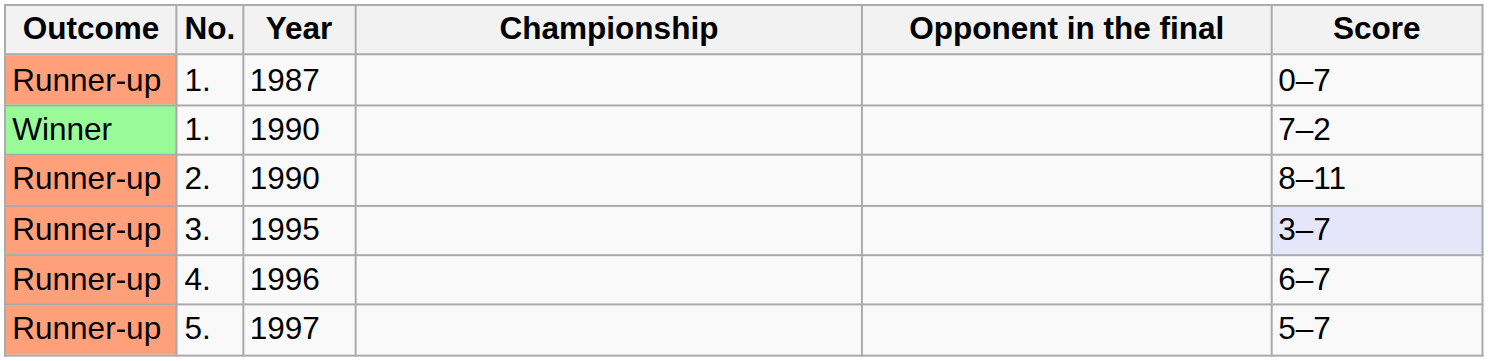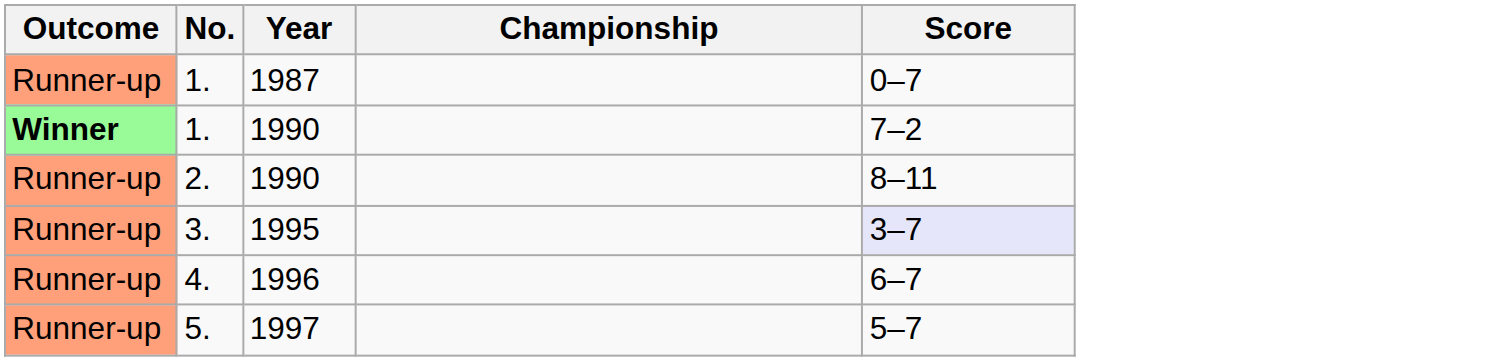- column: (1067, 29)
(62, 129) normal -> (66, 129) bold
